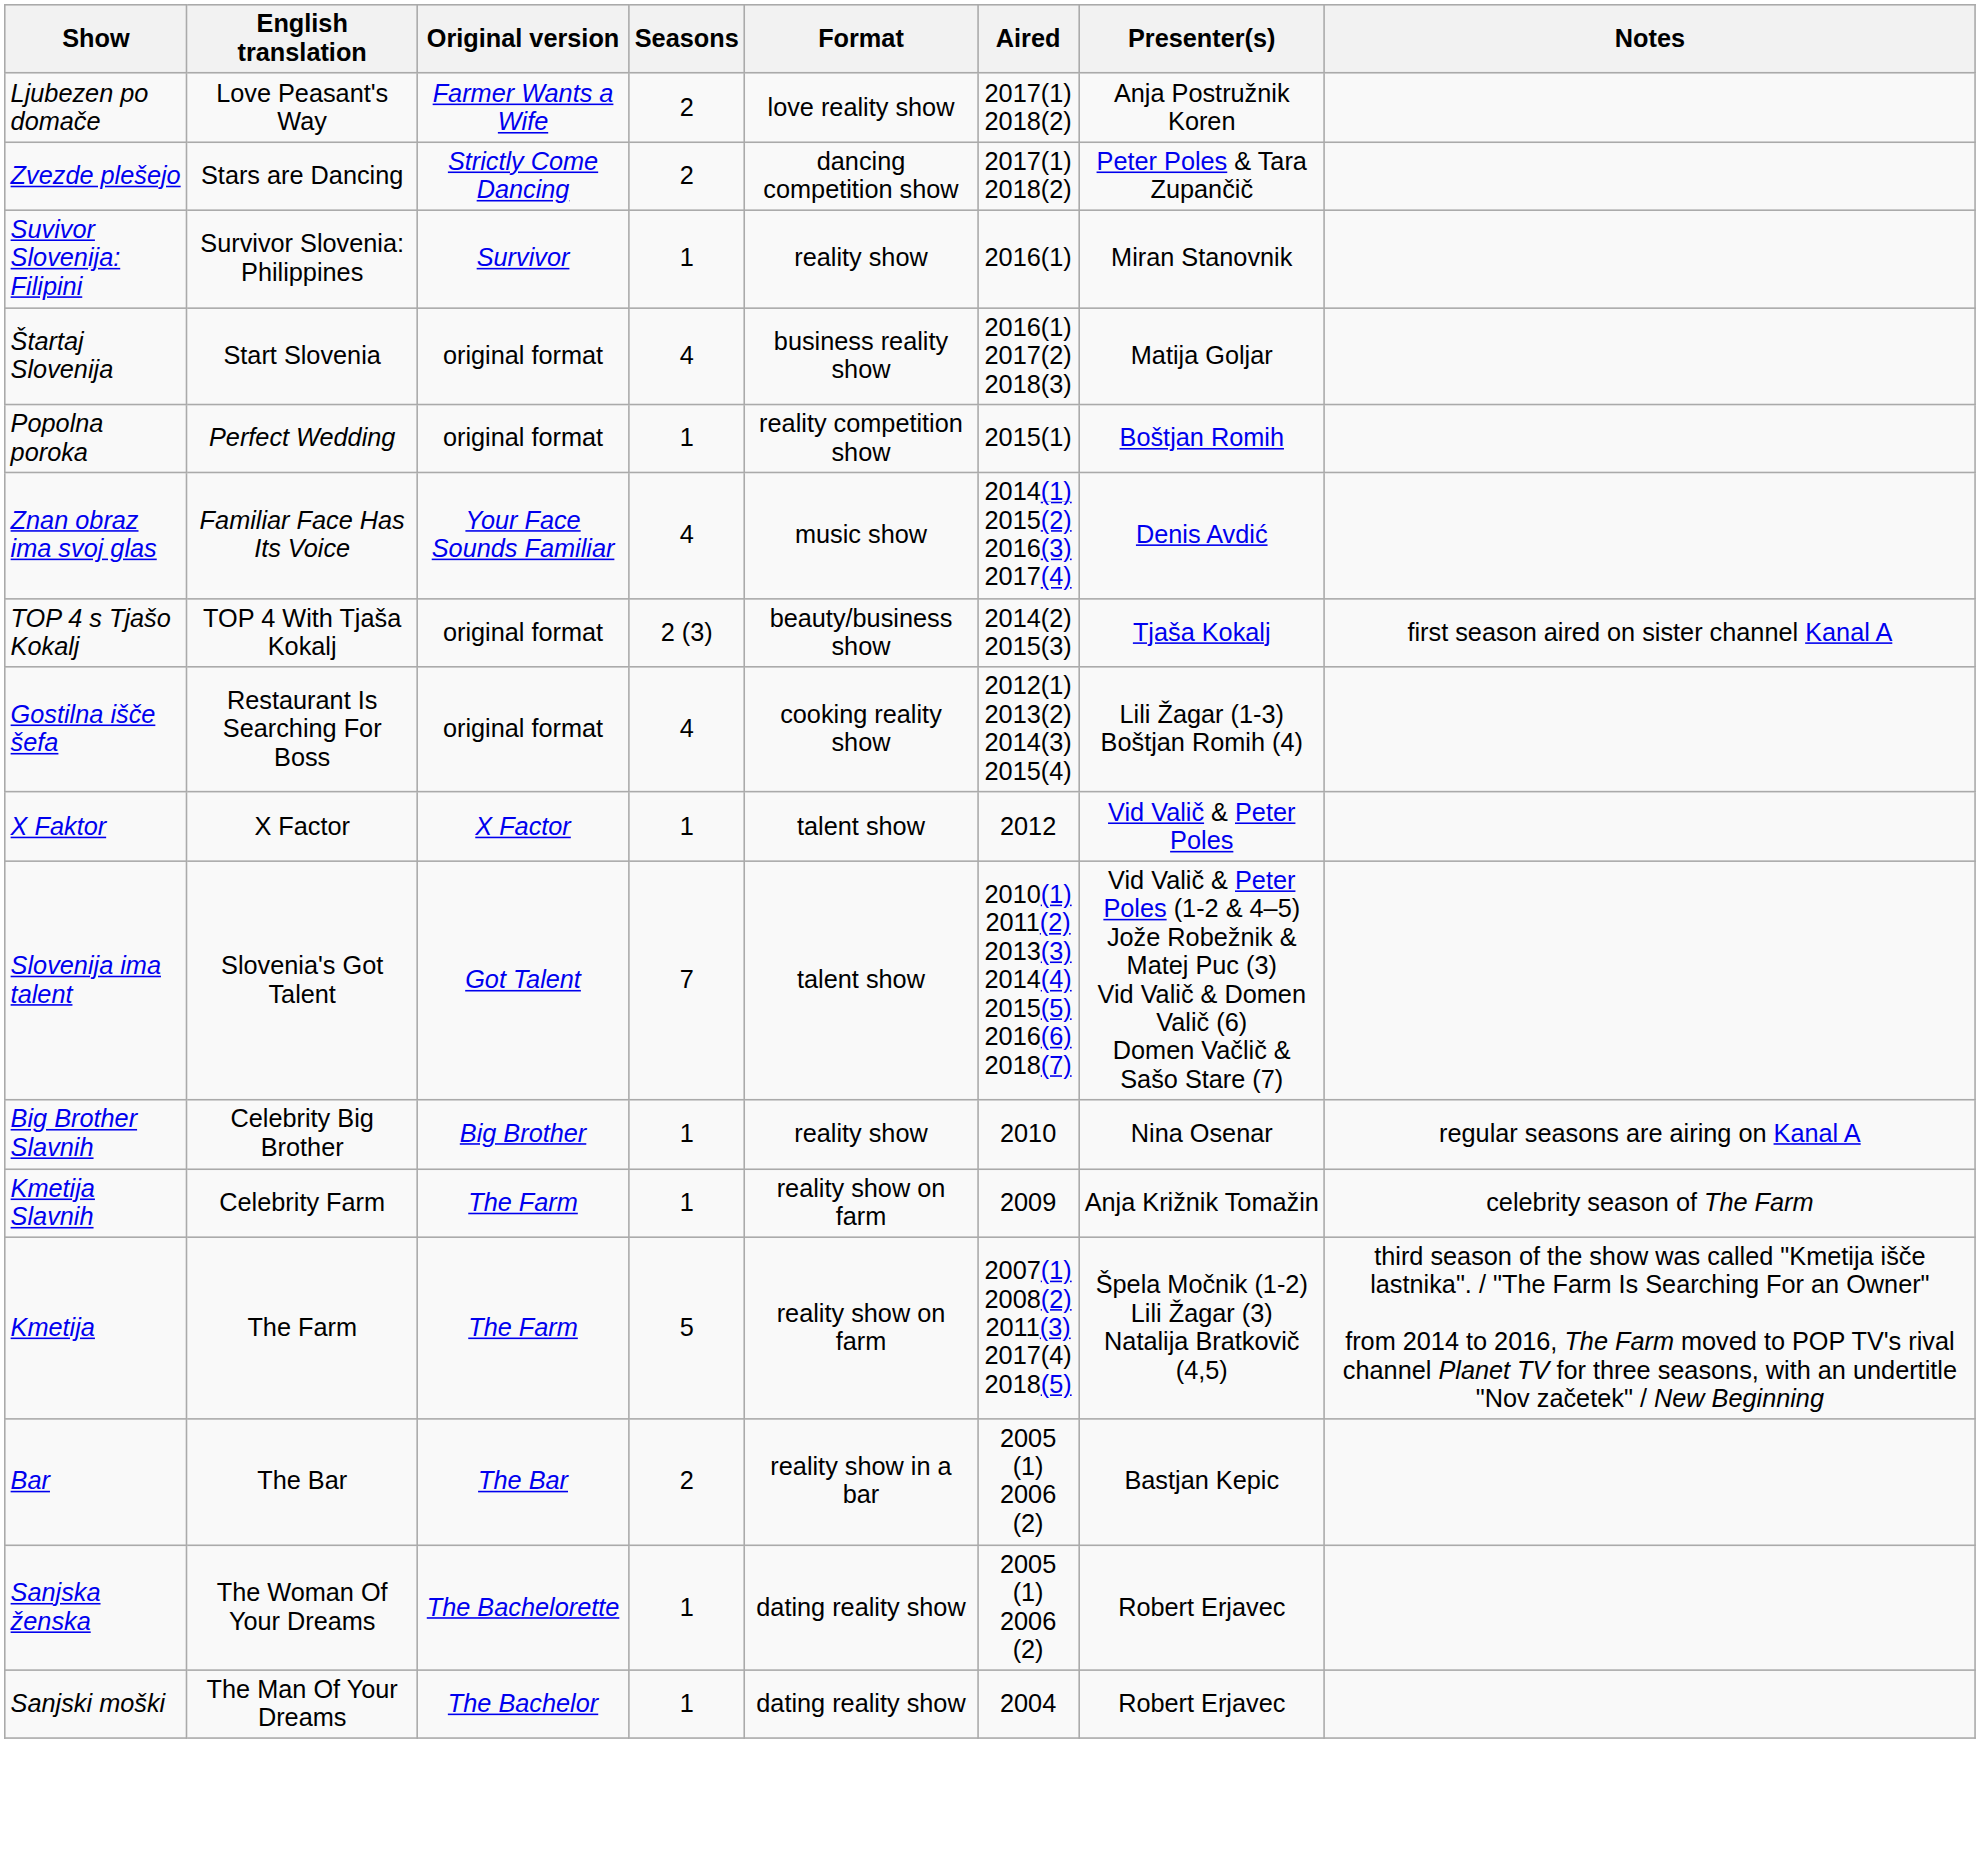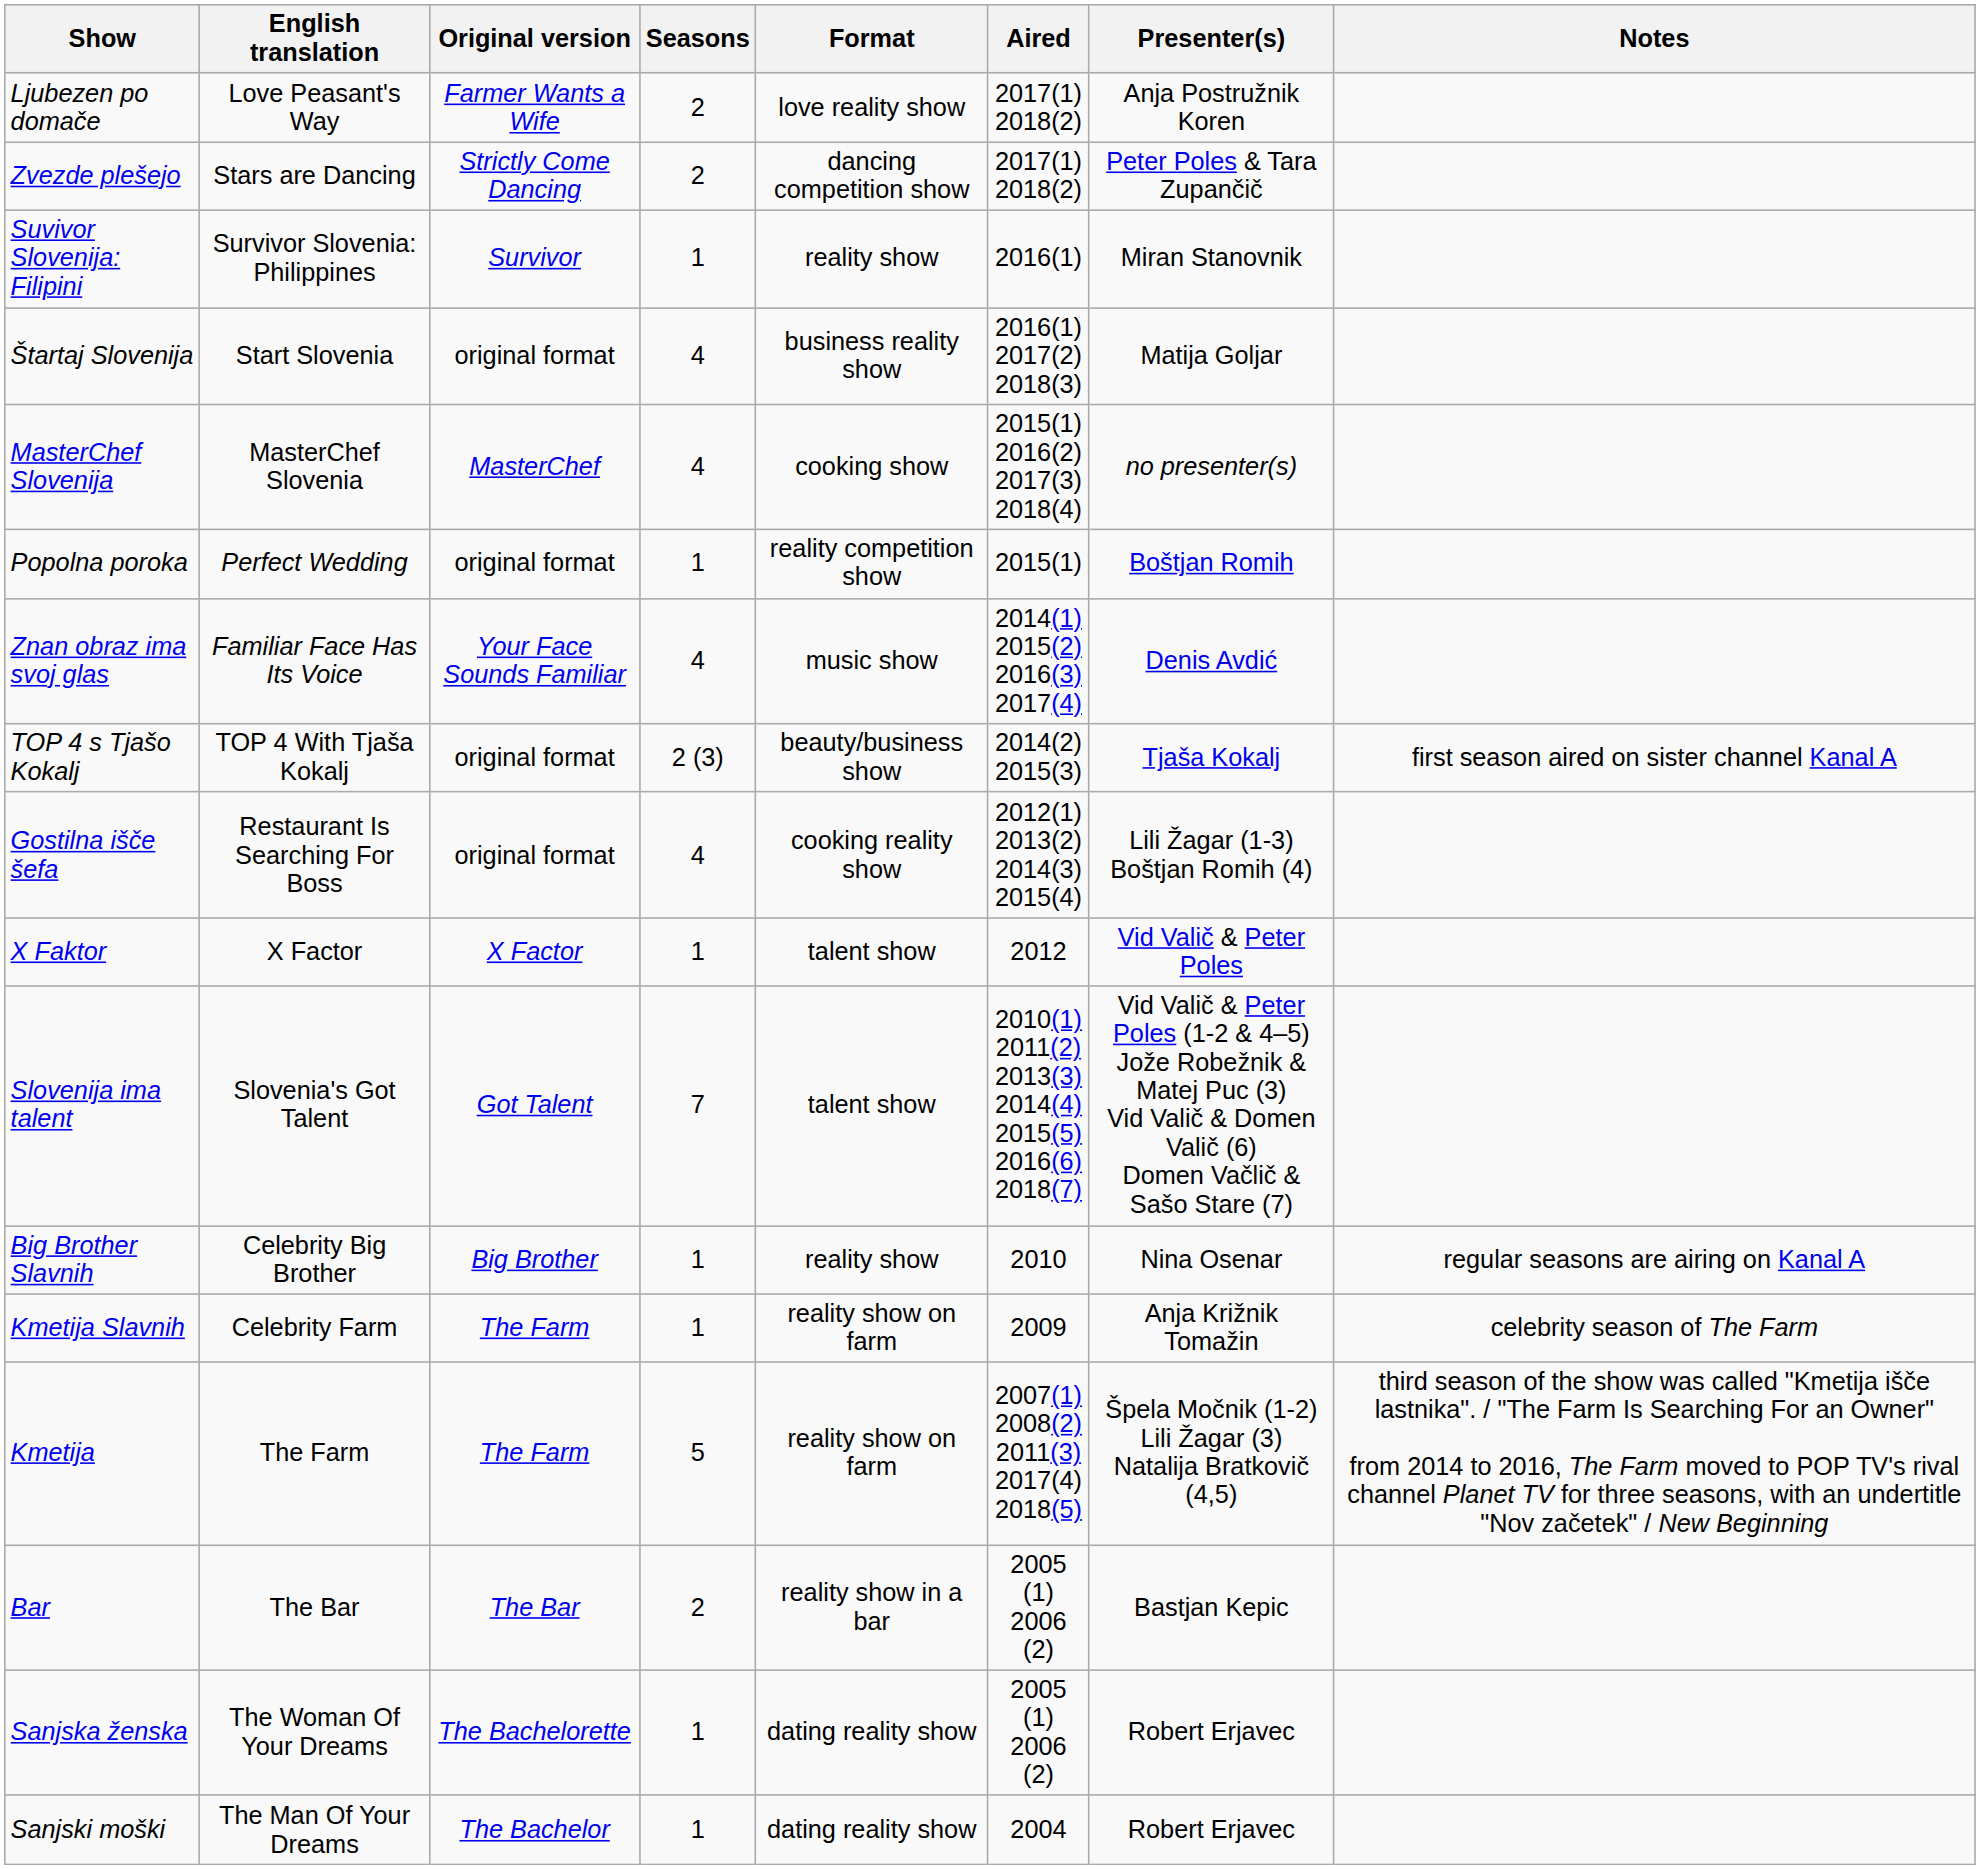+ row: (76, 466)
